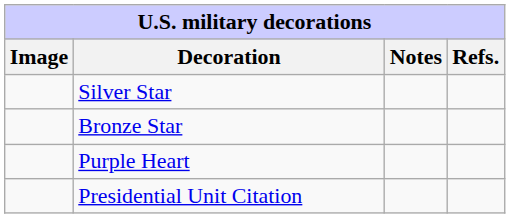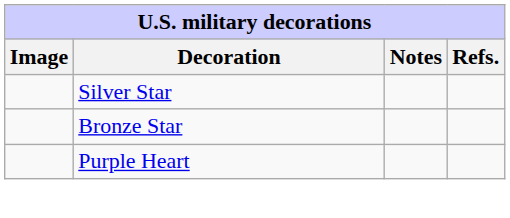- row: (190, 195)
